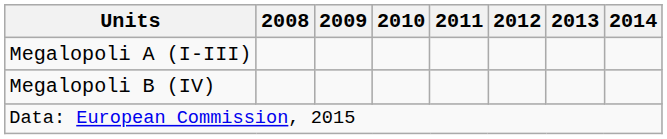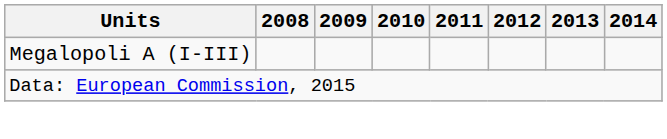- row: (112, 87)
